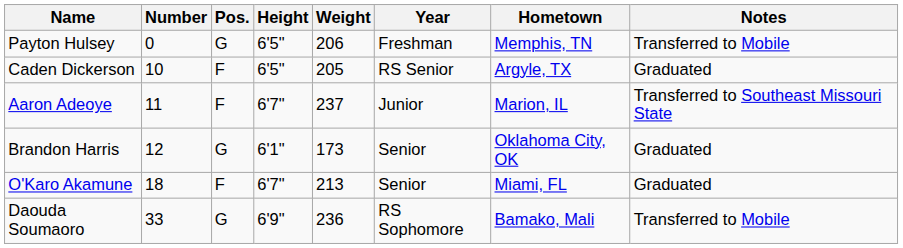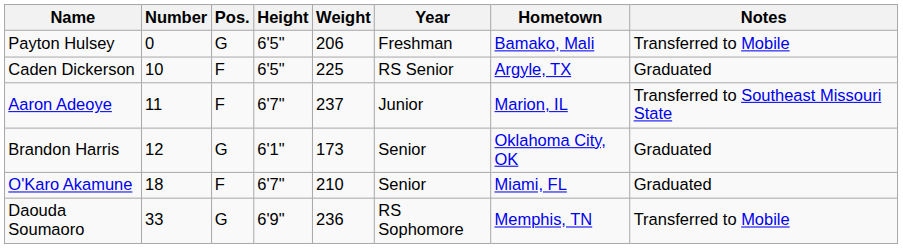(543, 43) Memphis, TN -> (544, 43) Bamako, Mali
(330, 69) 205 -> (330, 69) 225
(330, 185) 213 -> (330, 185) 210
(544, 220) Bamako, Mali -> (543, 220) Memphis, TN
